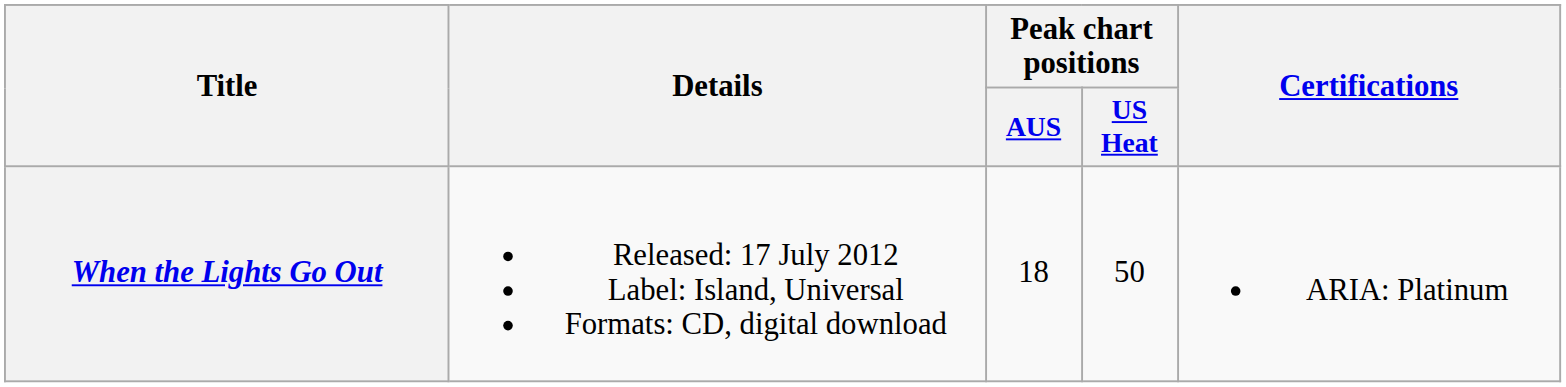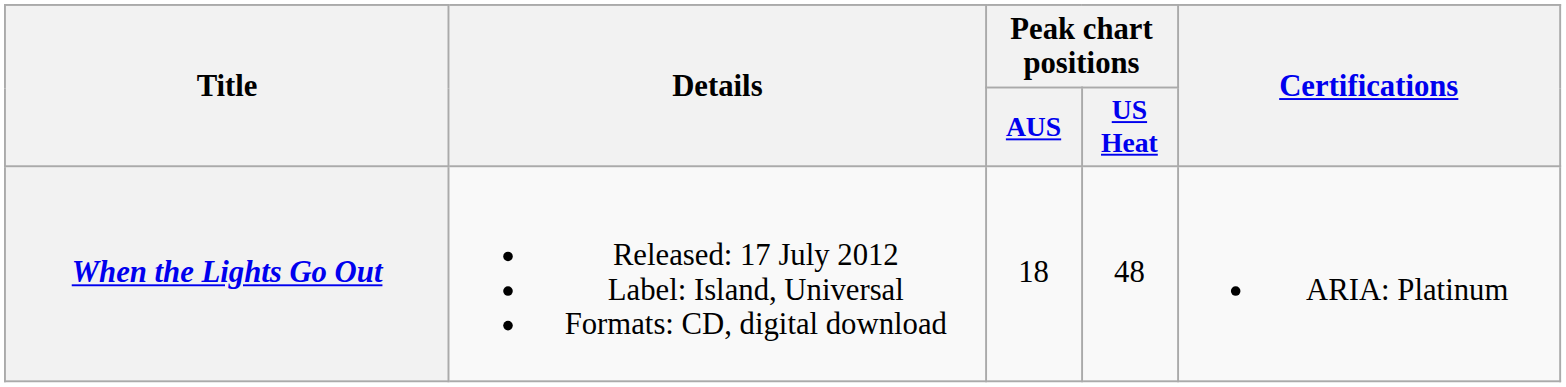(1129, 272) 50 -> (1129, 272) 48
